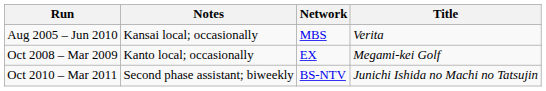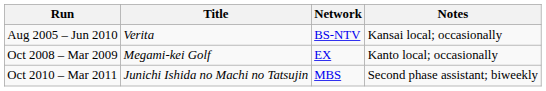columns swapped: (446, 14) <-> (209, 14)
(313, 34) MBS -> (337, 34) BS-NTV
(323, 75) BS-NTV -> (328, 75) MBS
